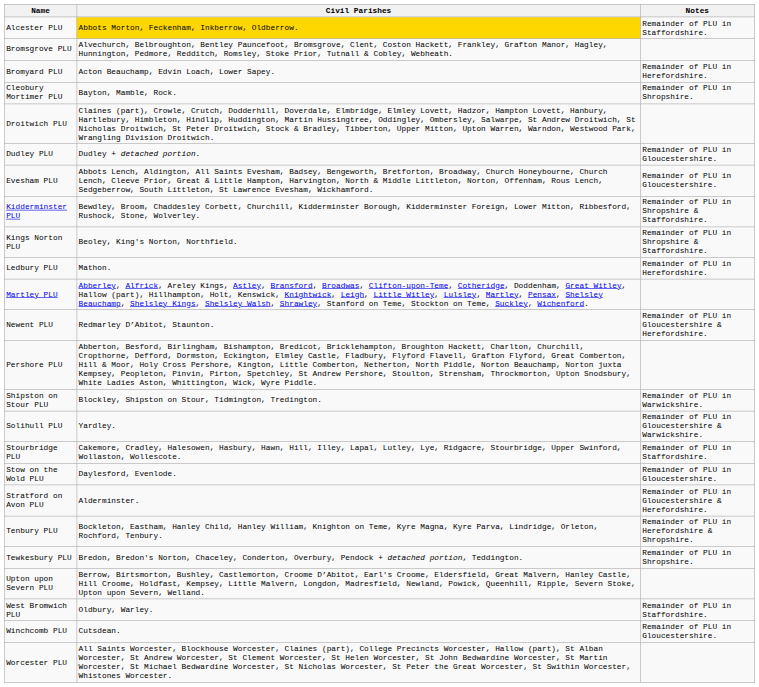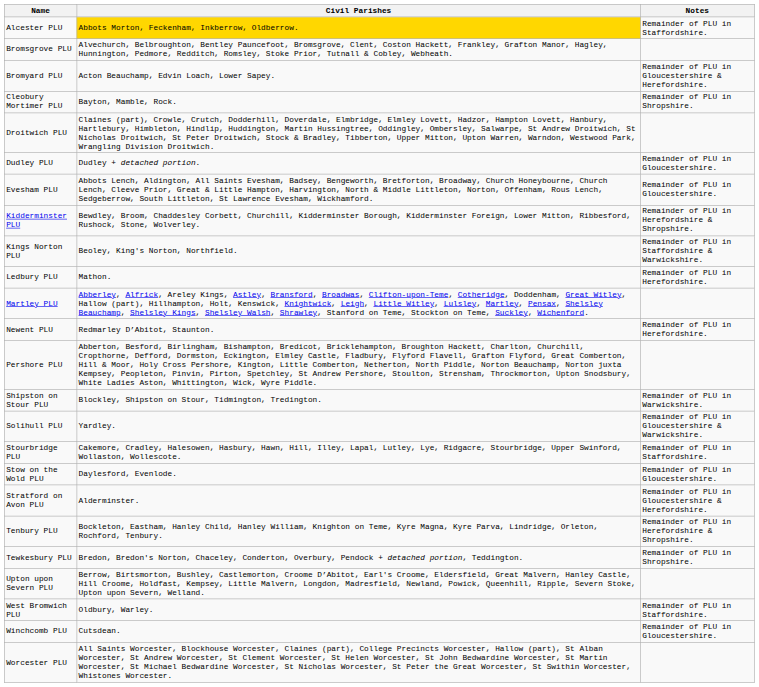(687, 71) Remainder of PLU in Herefordshire. -> (687, 76) Remainder of PLU in Gloucestershire & Herefordshire.
(687, 211) Remainder of PLU in Shropshire & Staffordshire. -> (687, 220) Remainder of PLU in Herefordshire & Shropshire.
(687, 242) Remainder of PLU in Shropshire & Staffordshire. -> (687, 251) Remainder of PLU in Staffordshire & Warwickshire.
(687, 325) Remainder of PLU in Gloucestershire & Herefordshire. -> (687, 330) Remainder of PLU in Herefordshire.
